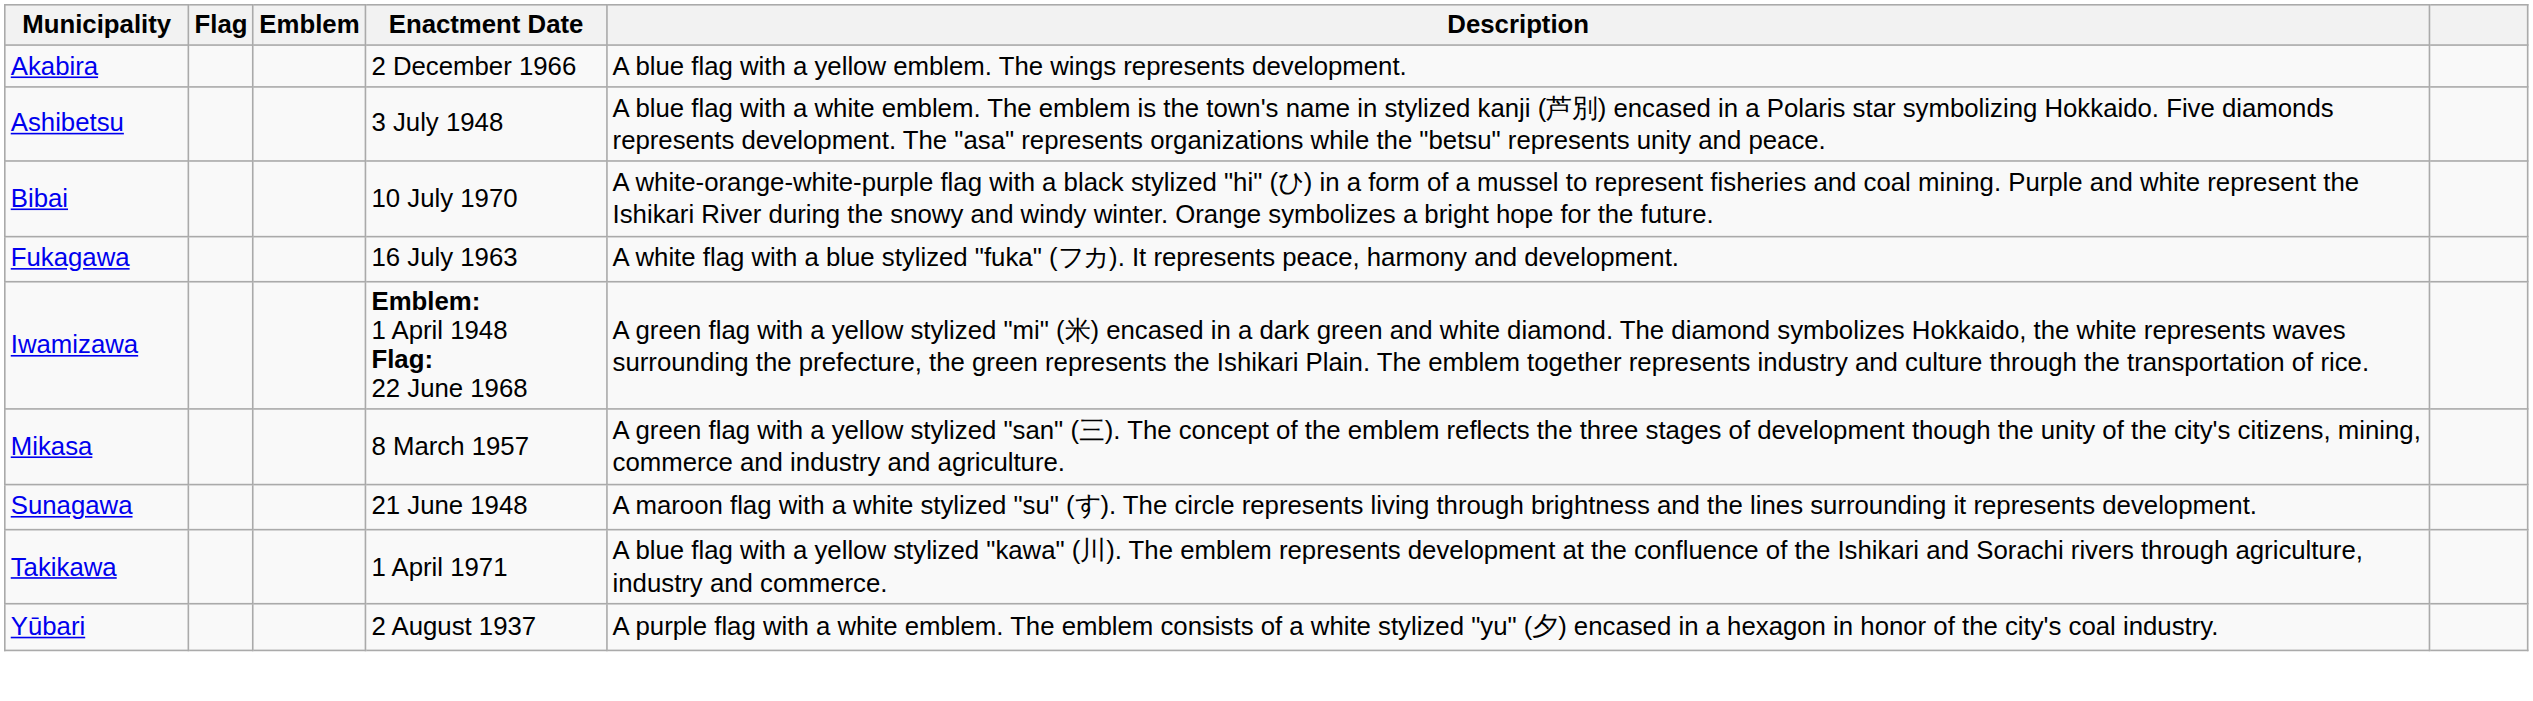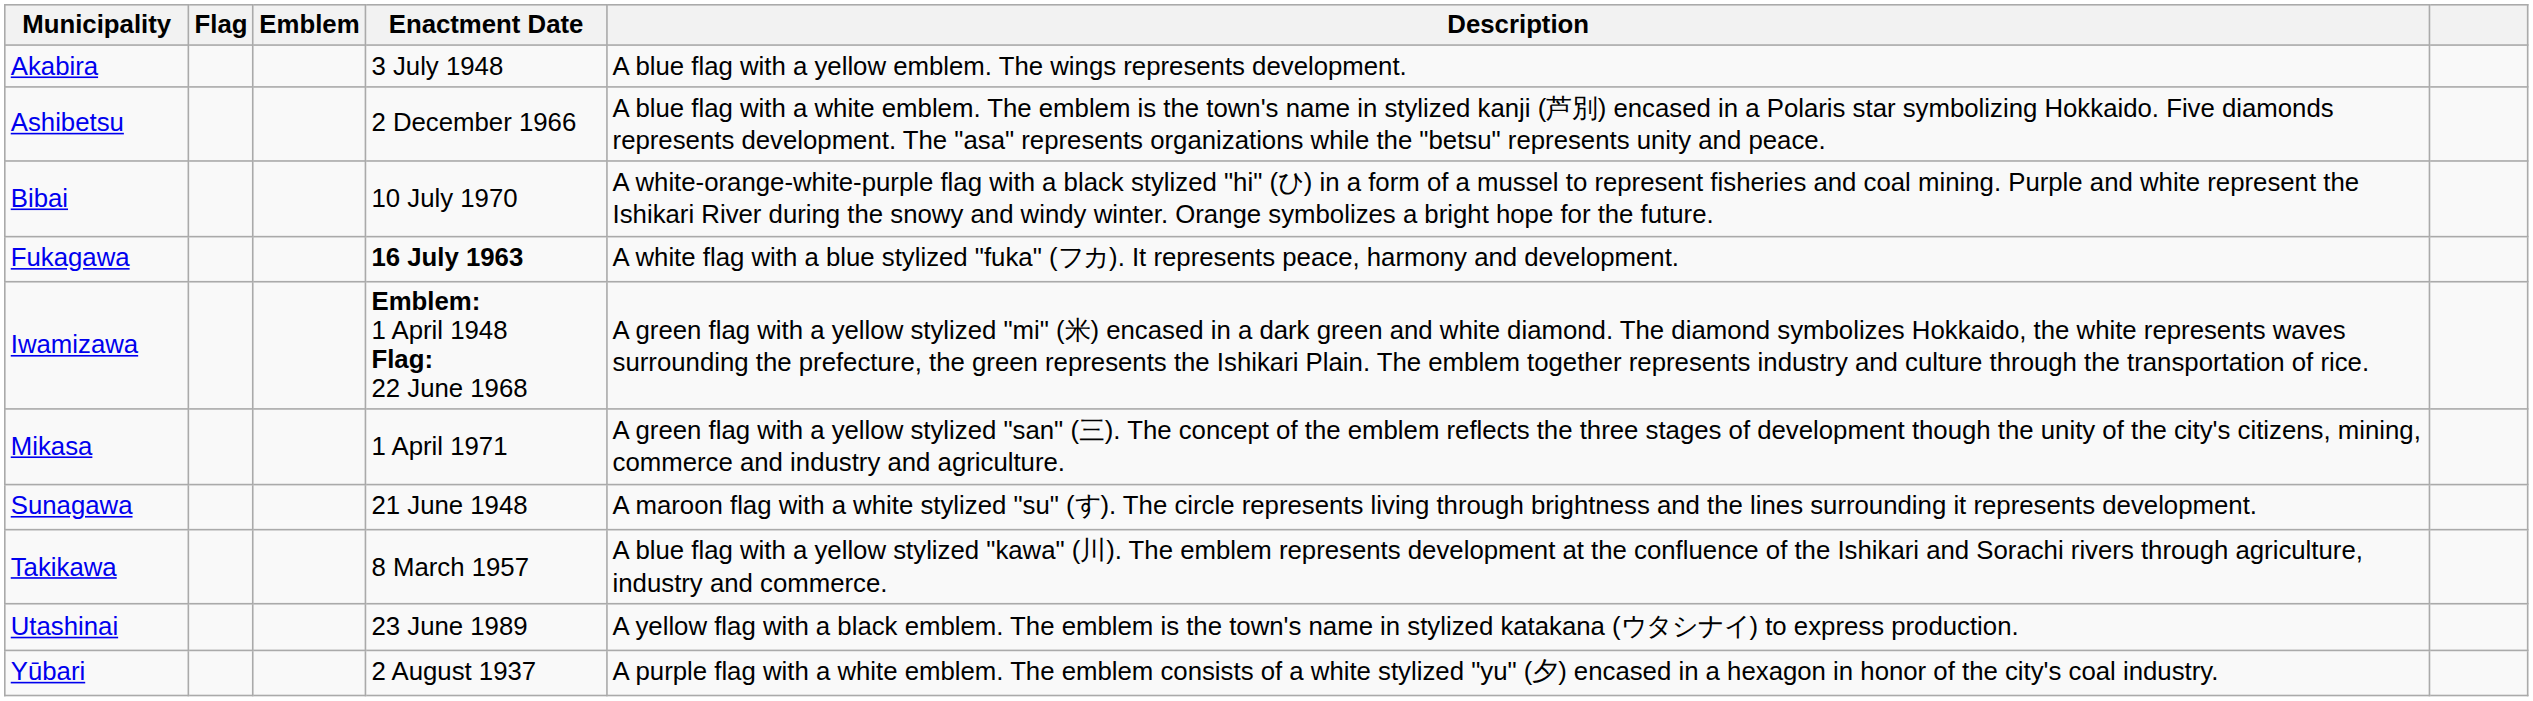(474, 65) 2 December 1966 -> (437, 65) 3 July 1948
(437, 123) 3 July 1948 -> (474, 123) 2 December 1966
(444, 258) normal -> (447, 258) bold
(450, 446) 8 March 1957 -> (439, 446) 1 April 1971
(439, 566) 1 April 1971 -> (450, 566) 8 March 1957
+ row: (64, 626)
